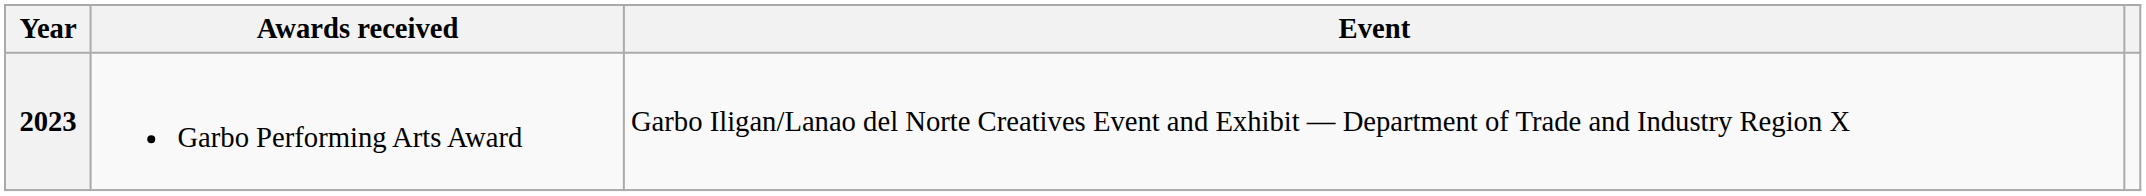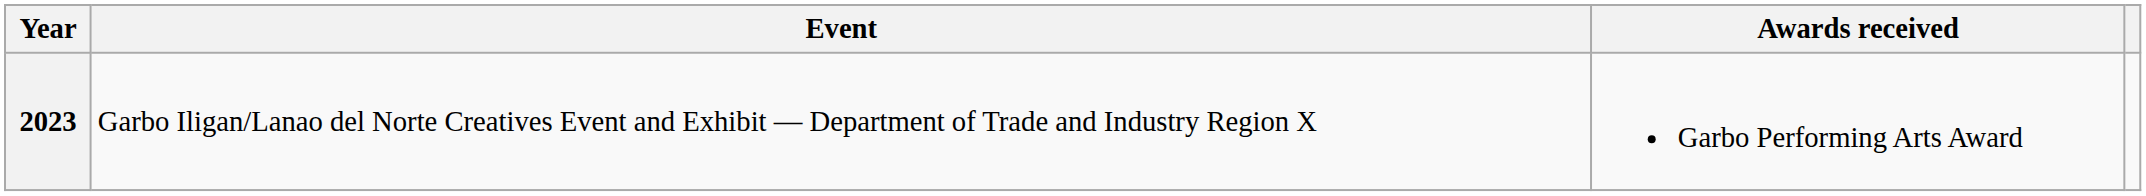columns swapped: (1374, 28) <-> (358, 28)
